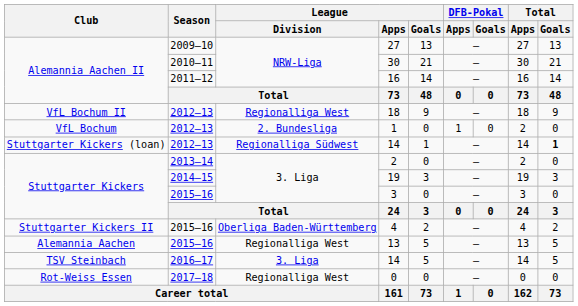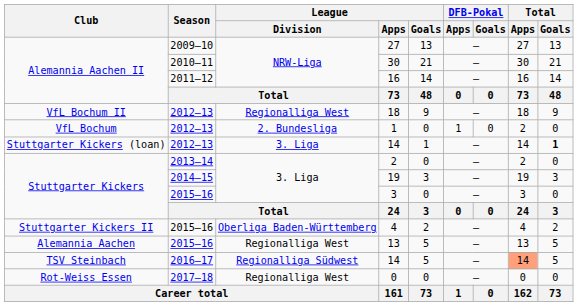(297, 145) Regionalliga Südwest -> (297, 145) 3. Liga
(297, 261) 3. Liga -> (297, 261) Regionalliga Südwest
(523, 261) no background -> (523, 261) lightsalmon background
